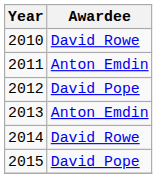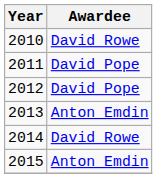(100, 65) Anton Emdin -> (95, 65) David Pope
(95, 162) David Pope -> (100, 162) Anton Emdin
